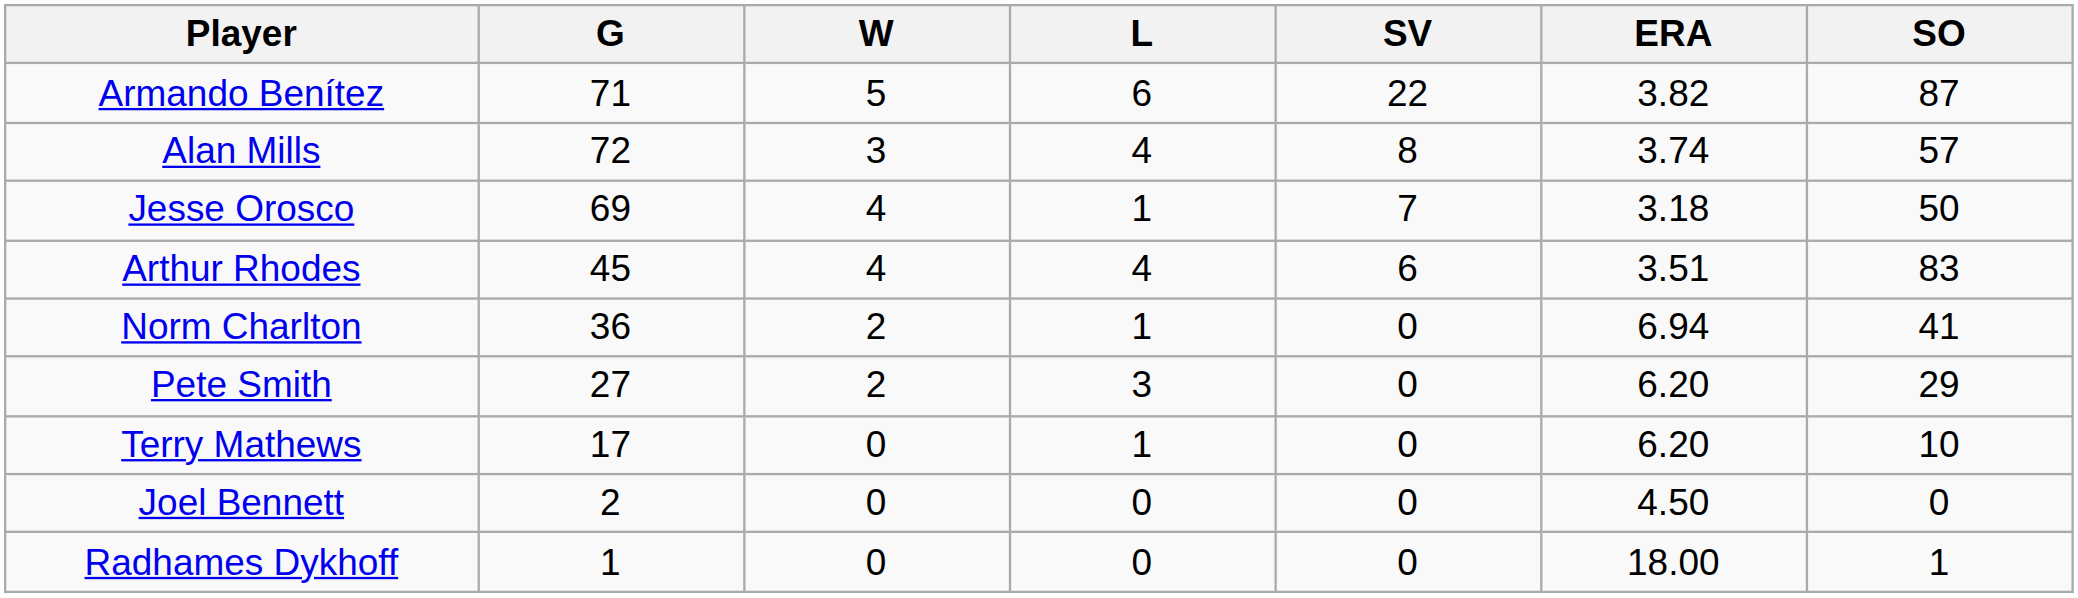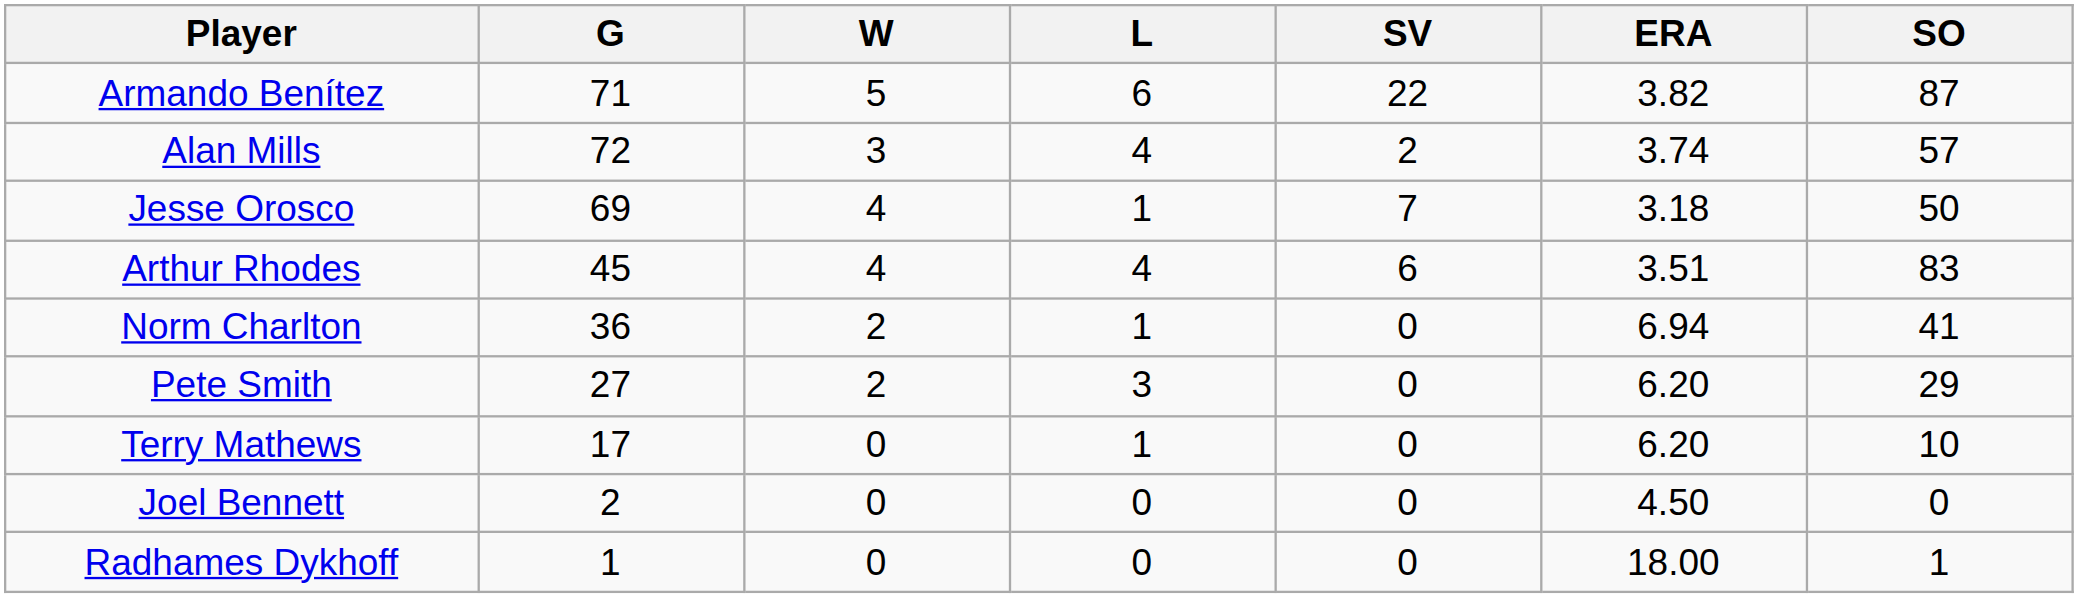(1408, 151) 8 -> (1408, 151) 2
